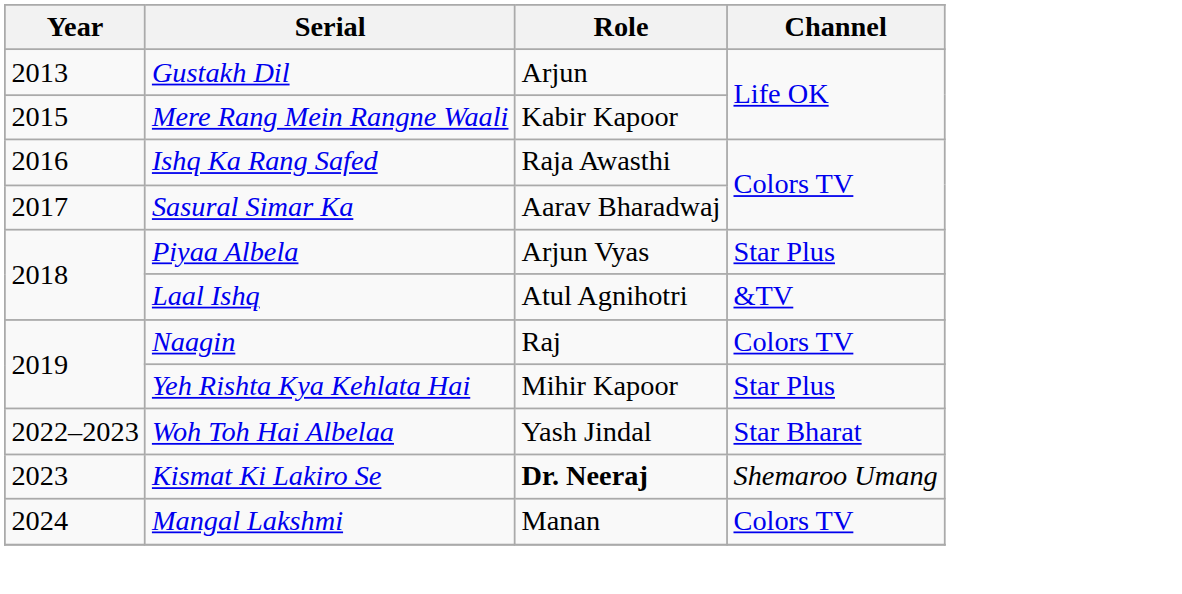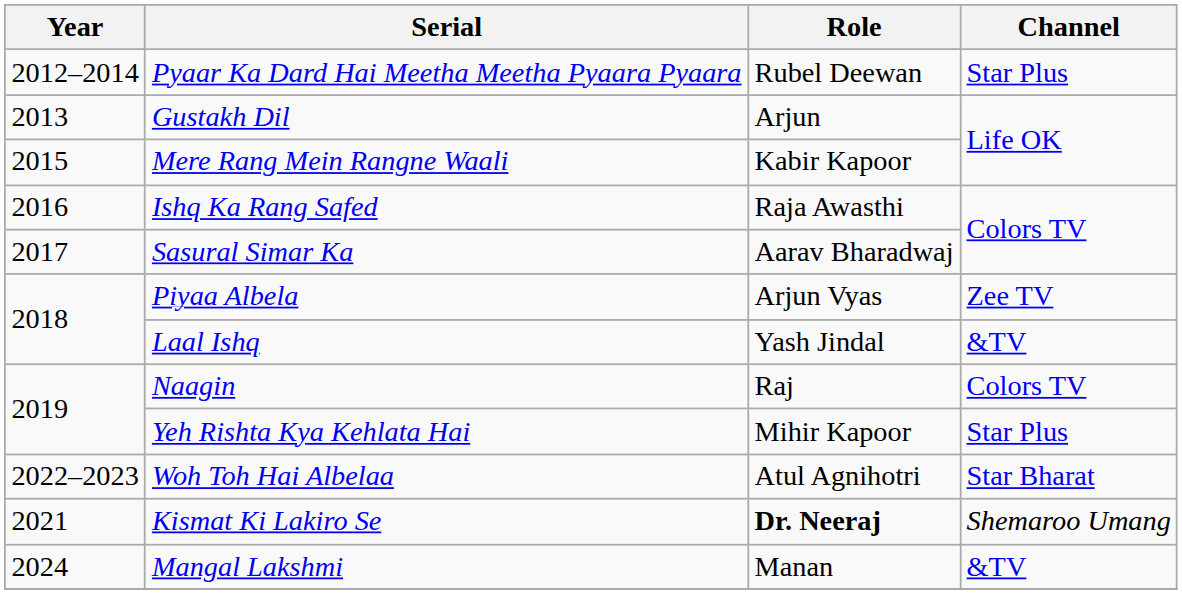+ row: (447, 71)
(784, 251) Star Plus -> (1010, 296) Zee TV
(605, 296) Atul Agnihotri -> (820, 341) Yash Jindal
(587, 431) Yash Jindal -> (838, 476) Atul Agnihotri
(40, 476) 2023 -> (40, 521) 2021
(793, 521) Colors TV -> (996, 565) &TV
